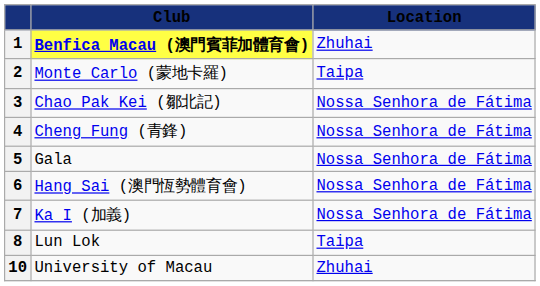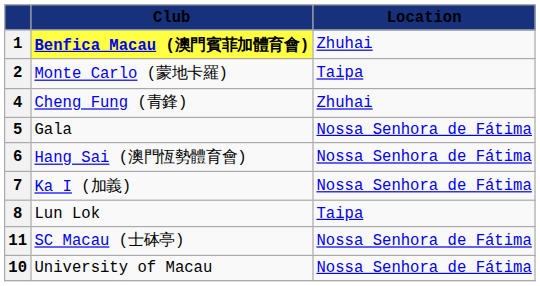- row: (18, 103)
(424, 132) Nossa Senhora de Fátima -> (345, 103) Zhuhai
+ row: (18, 241)
(345, 268) Zhuhai -> (424, 268) Nossa Senhora de Fátima
